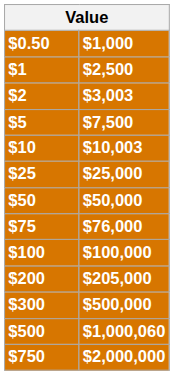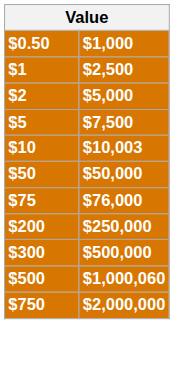(108, 95) $3,003 -> (108, 95) $5,000
- row: (22, 174)
- row: (27, 252)
(117, 278) $205,000 -> (117, 226) $250,000
